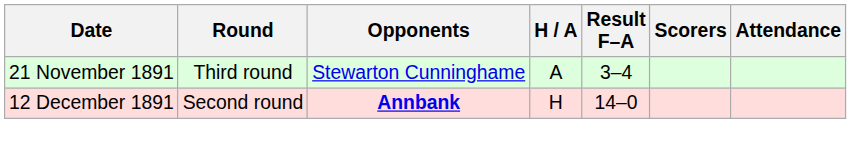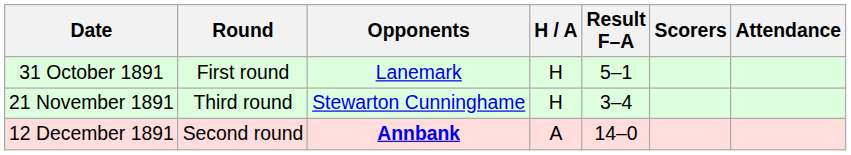+ row: (91, 72)
(556, 72) A -> (556, 103) H
(556, 103) H -> (556, 133) A
